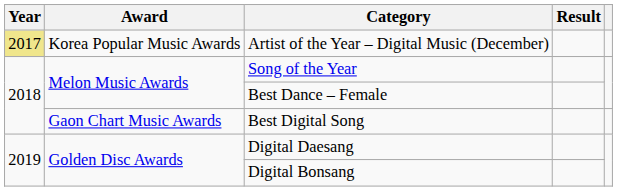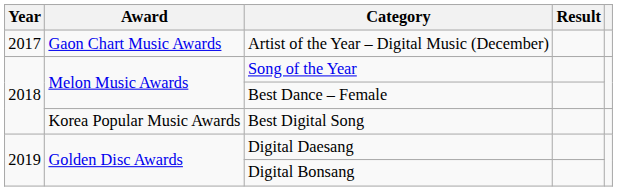(25, 43) khaki background -> (25, 43) no background
(144, 43) Korea Popular Music Awards -> (135, 43) Gaon Chart Music Awards
(135, 120) Gaon Chart Music Awards -> (144, 120) Korea Popular Music Awards
